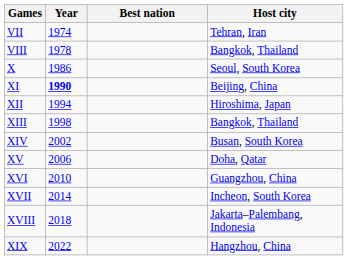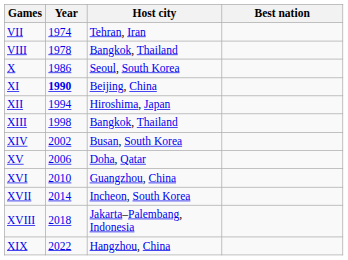columns swapped: (275, 13) <-> (147, 13)
